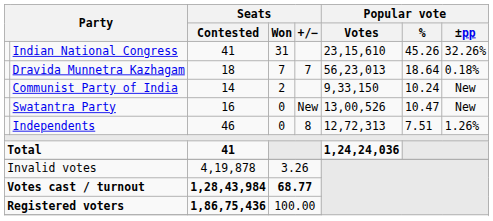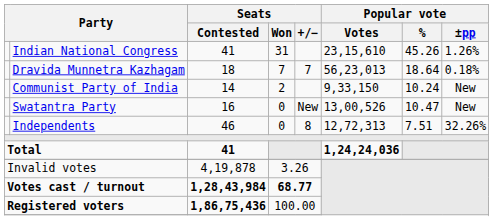(465, 51) 32.26% -> (462, 51) 1.26%
(462, 126) 1.26% -> (465, 126) 32.26%
